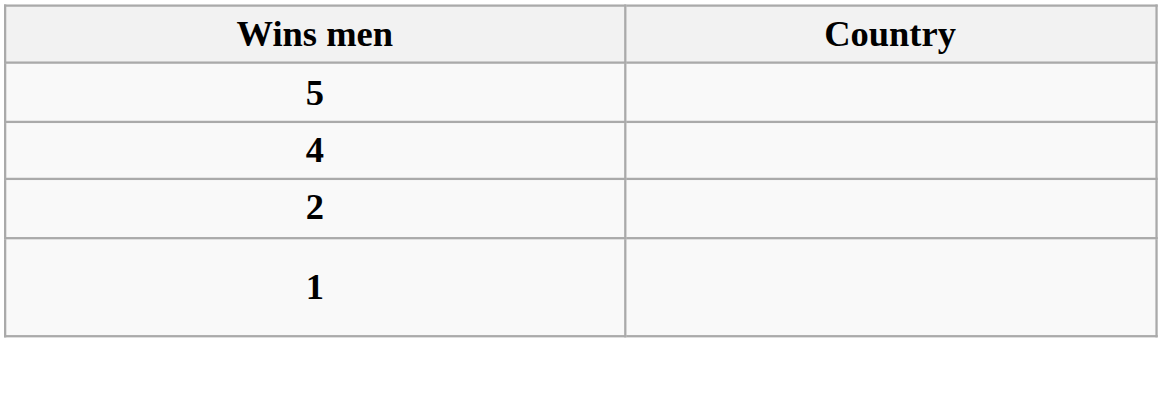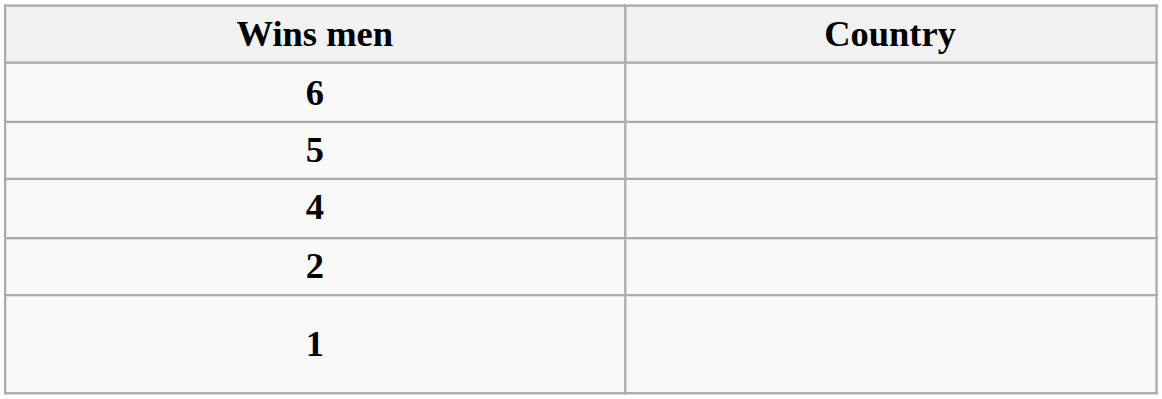+ row: (315, 91)
